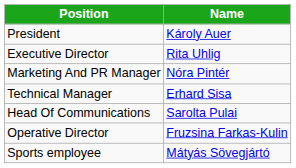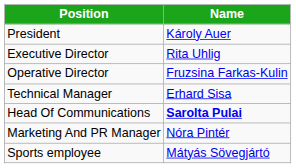rows swapped: (58, 133) <-> (84, 73)
(202, 113) normal -> (204, 113) bold
